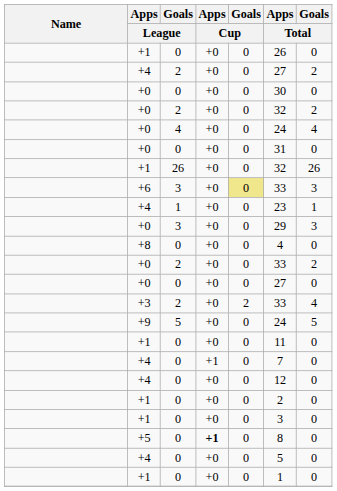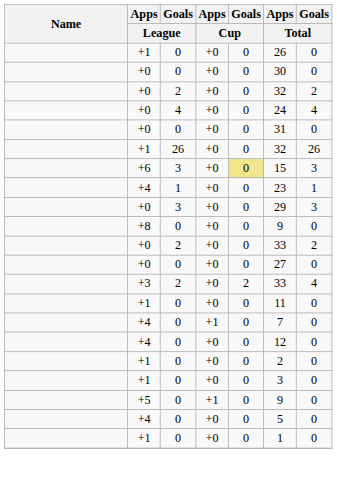- row: (144, 71)
(280, 187) 33 -> (280, 168) 15
(280, 245) 4 -> (280, 226) 9
- row: (144, 322)
(212, 438) bold -> (212, 399) normal
(280, 438) 8 -> (280, 399) 9
